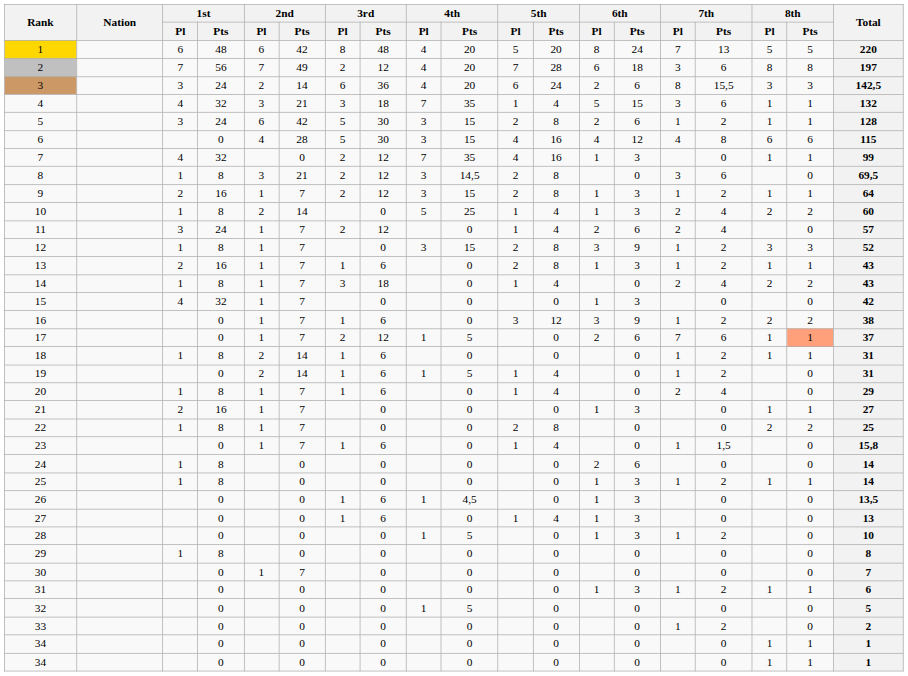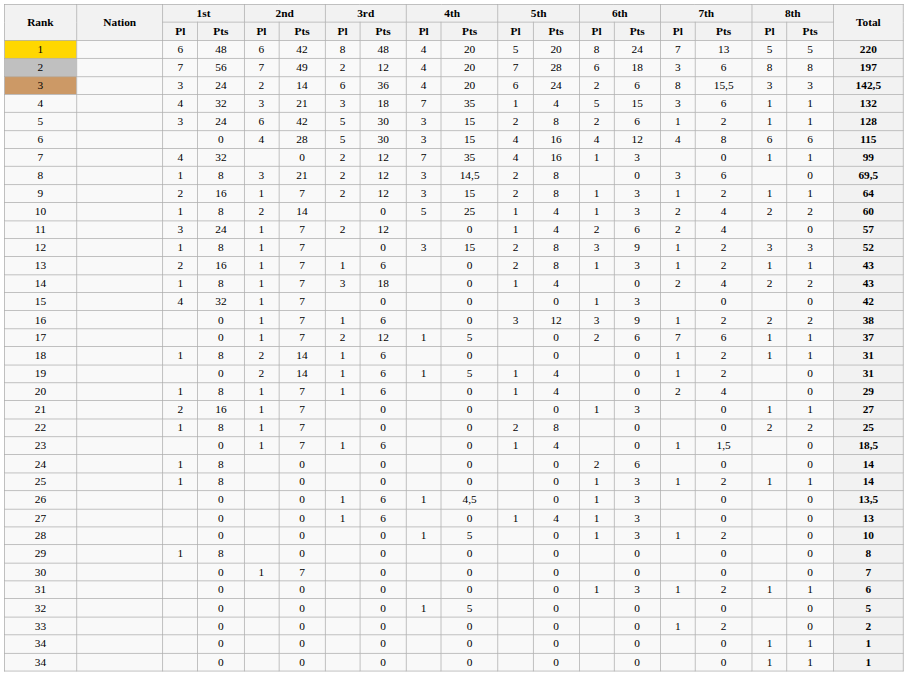(810, 337) lightsalmon background -> (810, 337) no background
(868, 445) 15,8 -> (868, 445) 18,5
